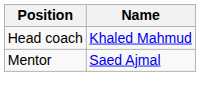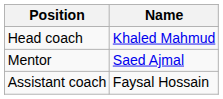+ row: (57, 82)
